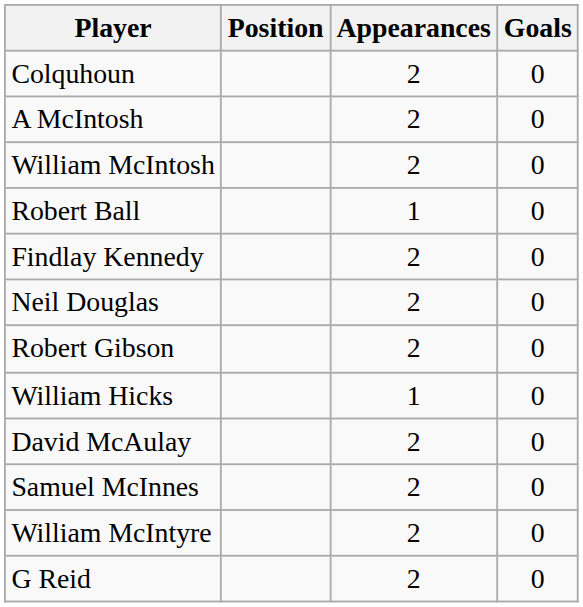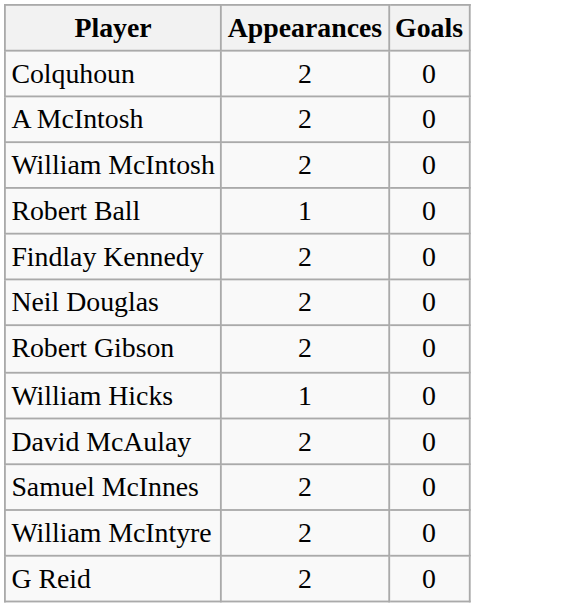- column: (276, 27)
